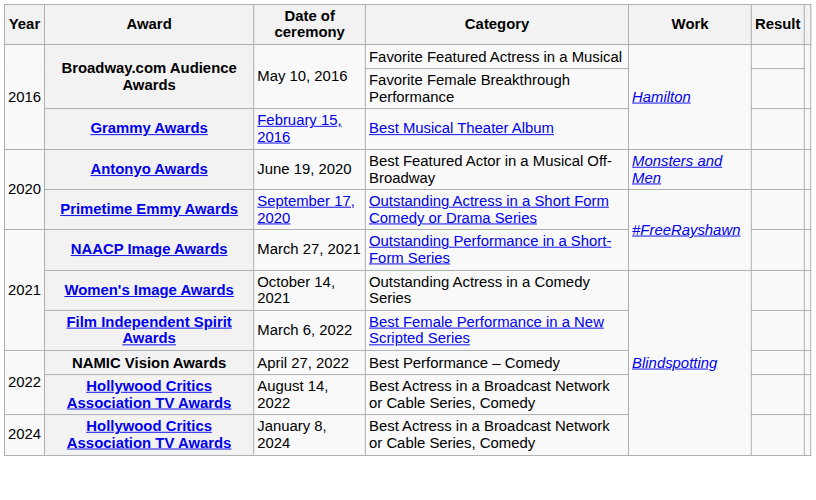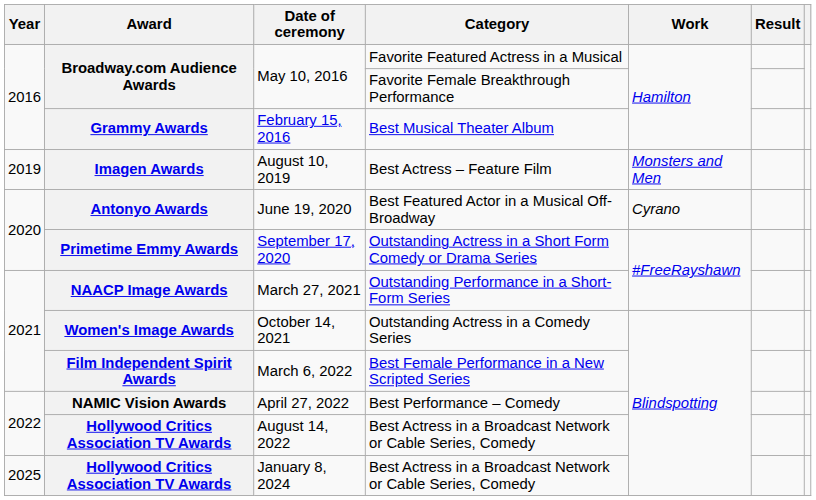+ row: (293, 169)
(677, 169) Monsters and Men -> (656, 209) Cyrano
(24, 434) 2024 -> (24, 475) 2025
